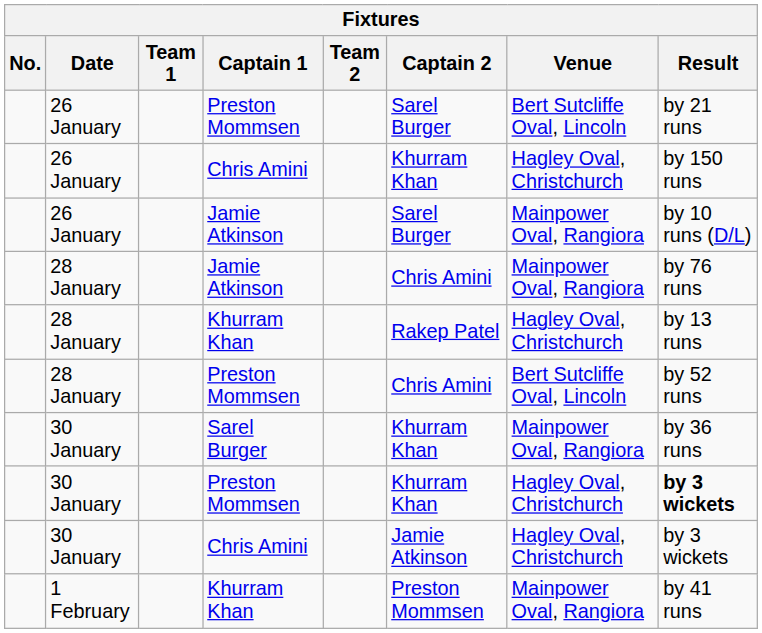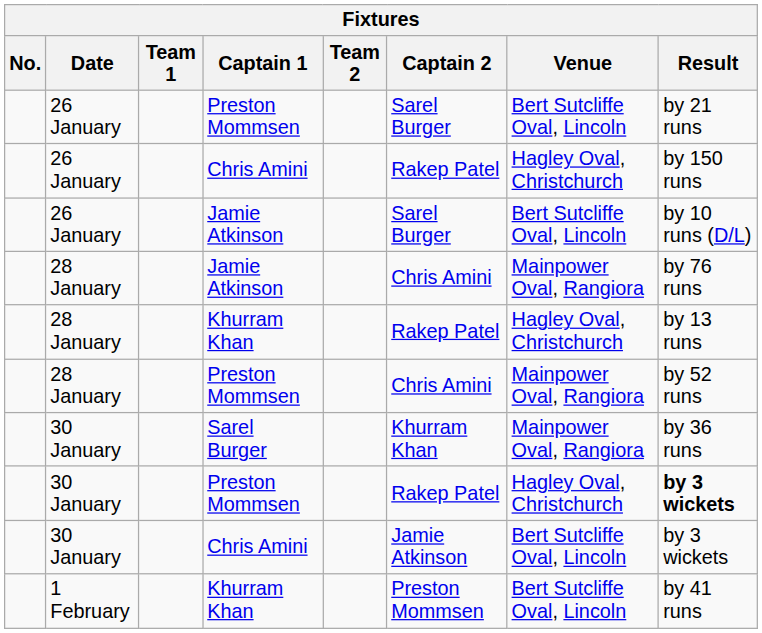(429, 170) Khurram Khan -> (445, 170) Rakep Patel
(578, 224) Mainpower Oval, Rangiora -> (569, 224) Bert Sutcliffe Oval, Lincoln
(569, 385) Bert Sutcliffe Oval, Lincoln -> (578, 385) Mainpower Oval, Rangiora
(429, 493) Khurram Khan -> (445, 493) Rakep Patel
(568, 546) Hagley Oval, Christchurch -> (569, 546) Bert Sutcliffe Oval, Lincoln
(578, 600) Mainpower Oval, Rangiora -> (569, 600) Bert Sutcliffe Oval, Lincoln
